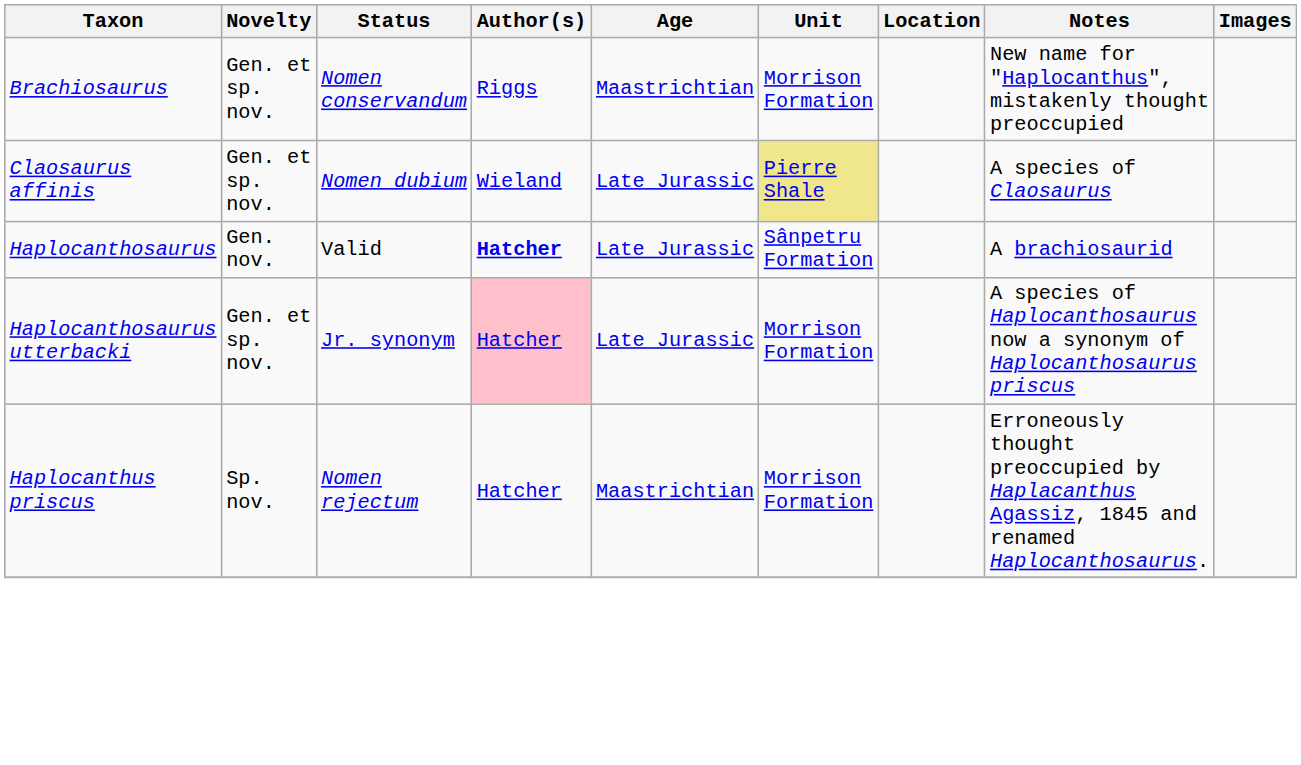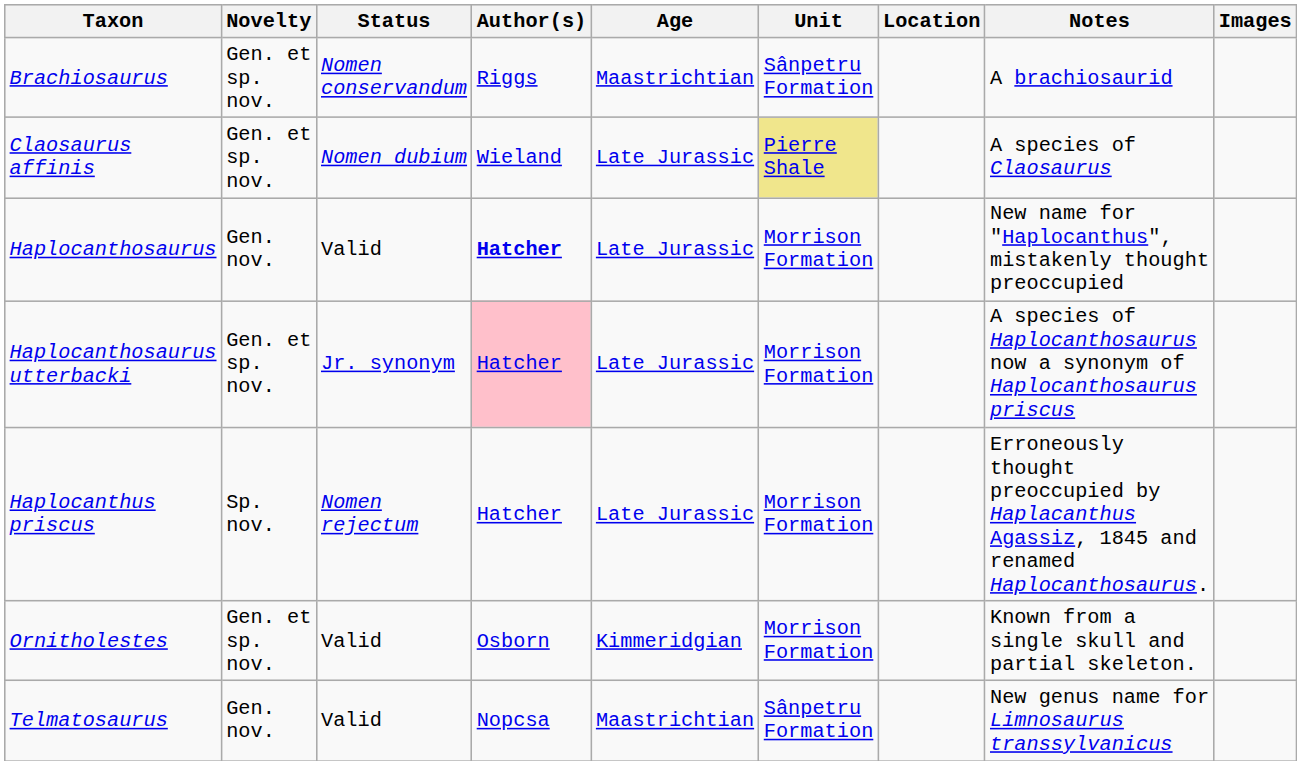(819, 89) Morrison Formation -> (819, 78) Sânpetru Formation
(1100, 89) New name for "Haplocanthus", mistakenly thought preoccupied -> (1081, 78) A brachiosaurid
(819, 249) Sânpetru Formation -> (819, 249) Morrison Formation
(1081, 249) A brachiosaurid -> (1100, 249) New name for "Haplocanthus", mistakenly thought preoccupied
(675, 491) Maastrichtian -> (675, 514) Late Jurassic
+ row: (89, 641)
+ row: (89, 721)
